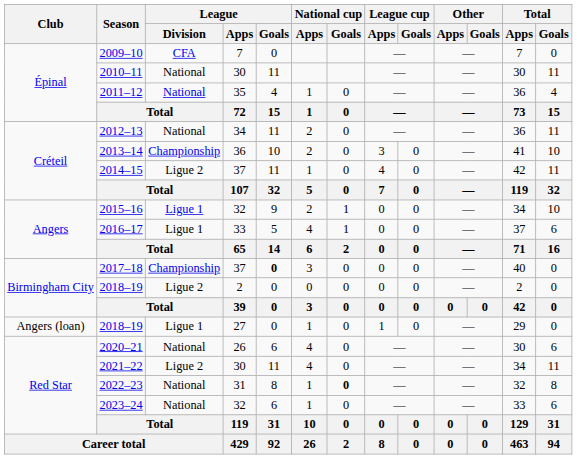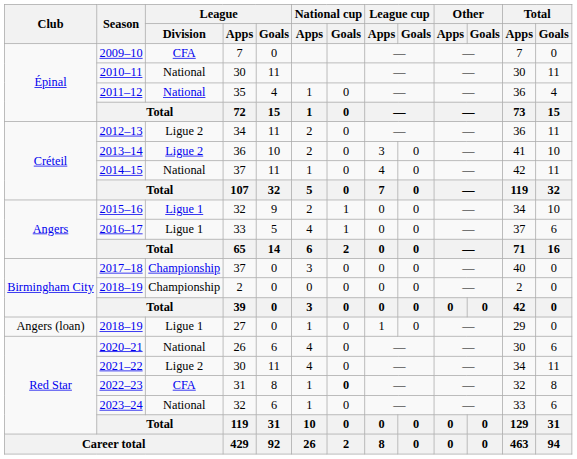(184, 131) National -> (184, 131) Ligue 2
(184, 151) Championship -> (184, 151) Ligue 2
(184, 170) Ligue 2 -> (184, 170) National
(274, 268) bold -> (274, 268) normal
(184, 287) Ligue 2 -> (184, 287) Championship
(184, 385) National -> (184, 385) CFA
